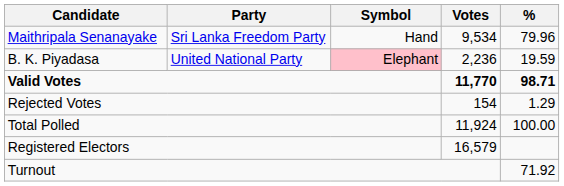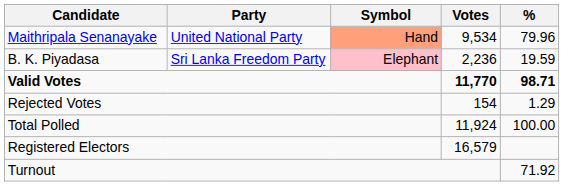(248, 37) Sri Lanka Freedom Party -> (236, 37) United National Party
(421, 37) no background -> (421, 37) lightsalmon background
(236, 59) United National Party -> (248, 59) Sri Lanka Freedom Party
